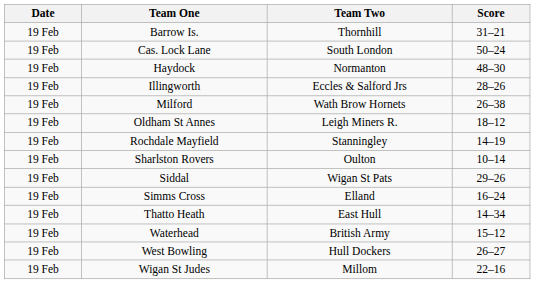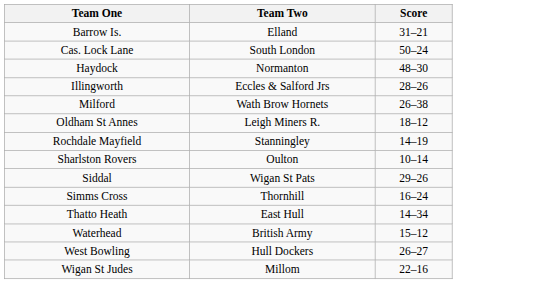- column: (43, 13)
(360, 31) Thornhill -> (282, 31) Elland
(360, 196) Elland -> (282, 196) Thornhill
